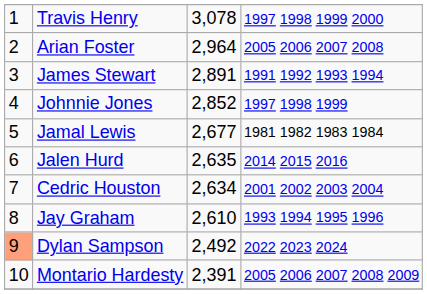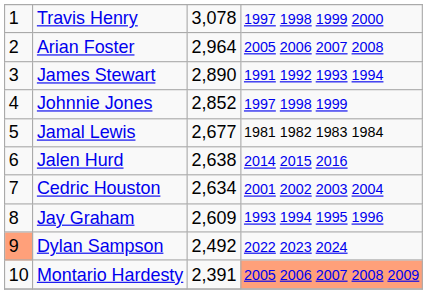(214, 75) 2,891 -> (214, 75) 2,890
(214, 160) 2,635 -> (214, 160) 2,638
(214, 217) 2,610 -> (214, 217) 2,609
(332, 275) no background -> (332, 275) lightsalmon background
